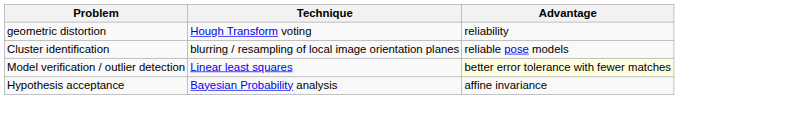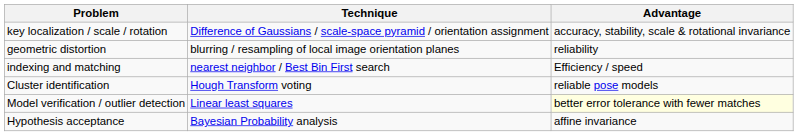+ row: (87, 31)
(251, 31) Hough Transform voting -> (325, 49) blurring / resampling of local image orientation planes
+ row: (64, 67)
(325, 49) blurring / resampling of local image orientation planes -> (251, 85) Hough Transform voting
